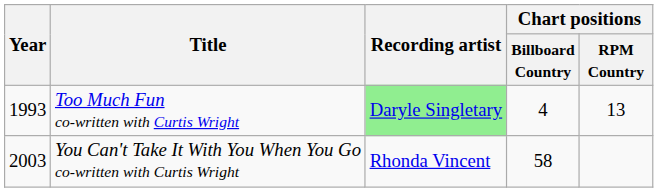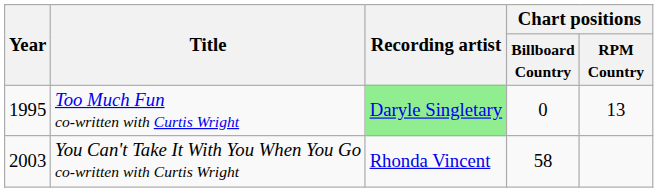(28, 110) 1993 -> (28, 110) 1995
(543, 110) 4 -> (543, 110) 0
